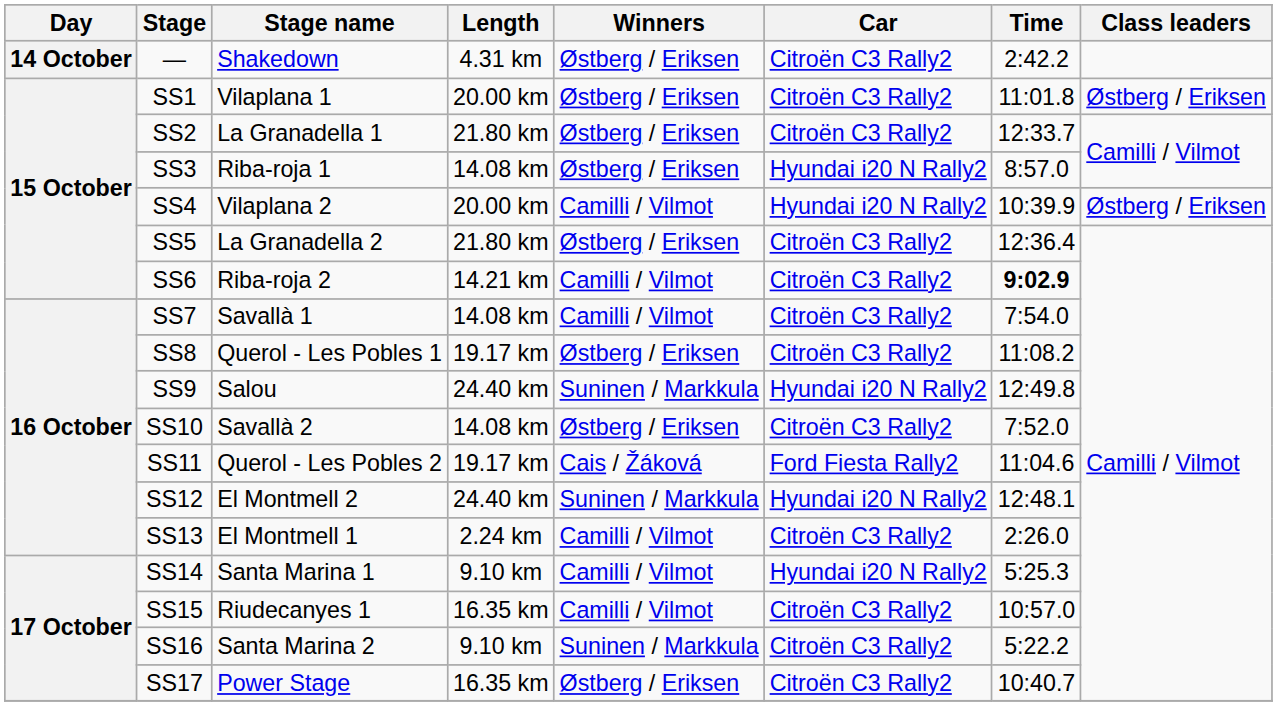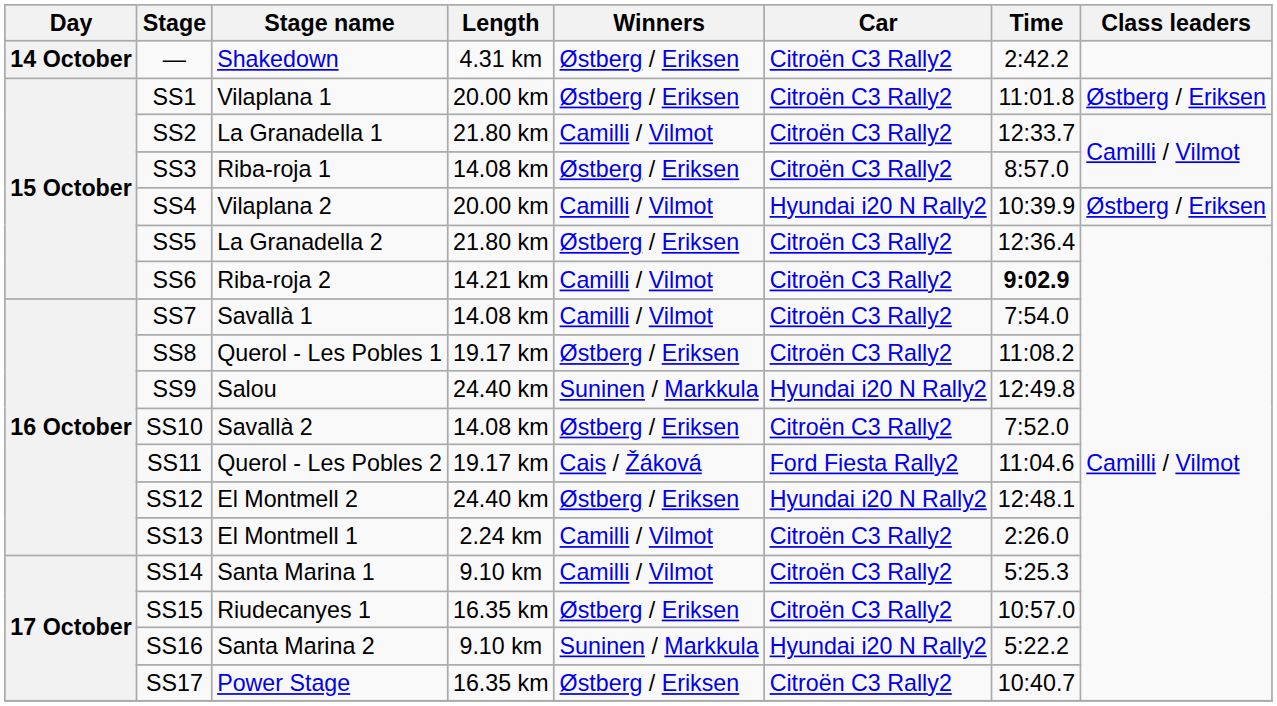(649, 133) Østberg / Eriksen -> (636, 133) Camilli / Vilmot
(878, 169) Hyundai i20 N Rally2 -> (861, 169) Citroën C3 Rally2
(659, 499) Suninen / Markkula -> (649, 499) Østberg / Eriksen
(878, 573) Hyundai i20 N Rally2 -> (861, 573) Citroën C3 Rally2
(636, 609) Camilli / Vilmot -> (649, 609) Østberg / Eriksen
(861, 646) Citroën C3 Rally2 -> (878, 646) Hyundai i20 N Rally2
